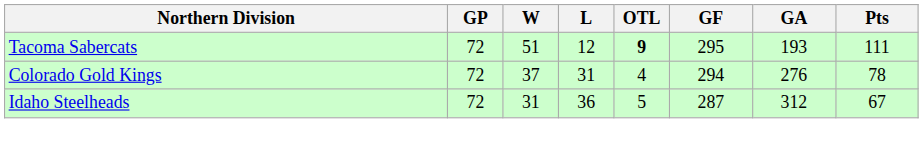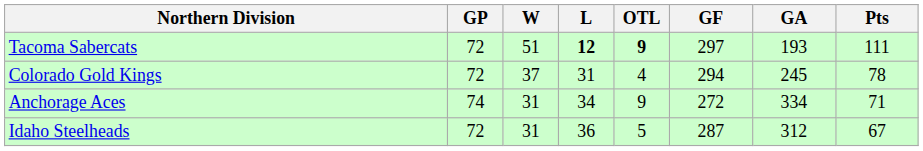(586, 46) normal -> (586, 46) bold
(711, 46) 295 -> (711, 46) 297
(794, 74) 276 -> (794, 74) 245
+ row: (67, 103)
